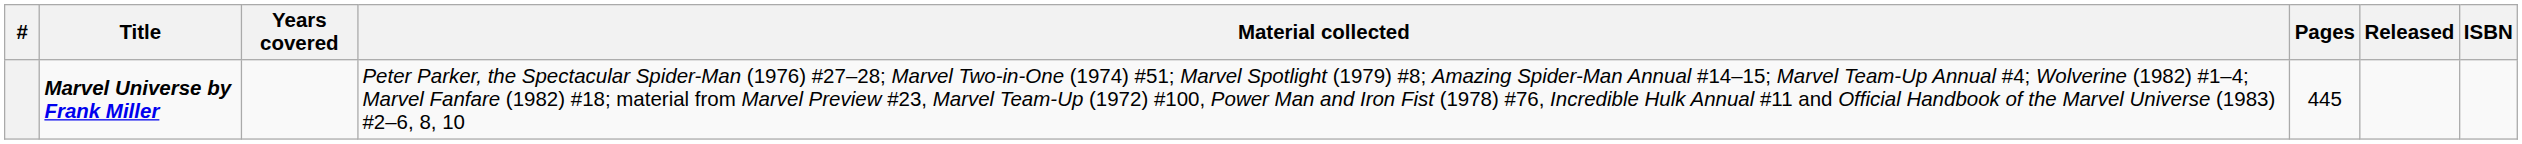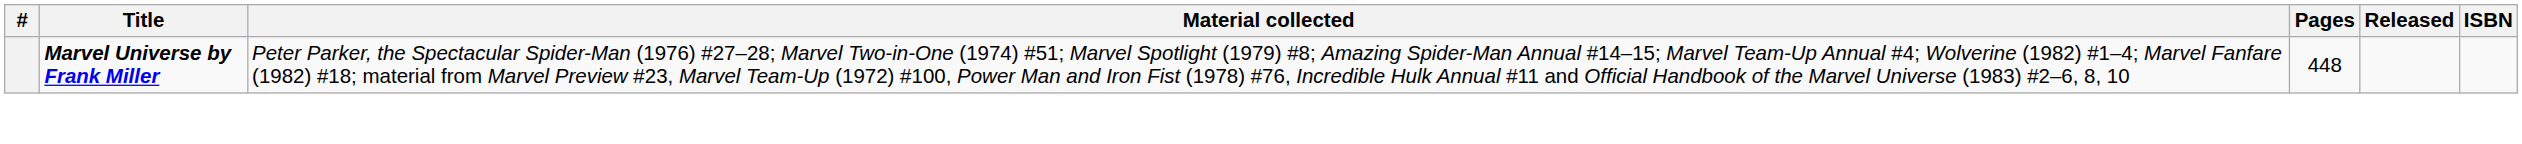- column: (299, 32)
(2325, 99) 445 -> (2325, 64) 448
